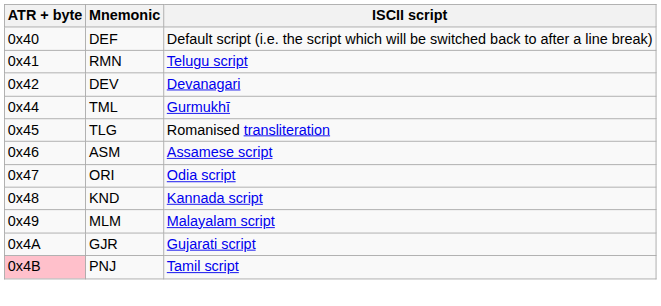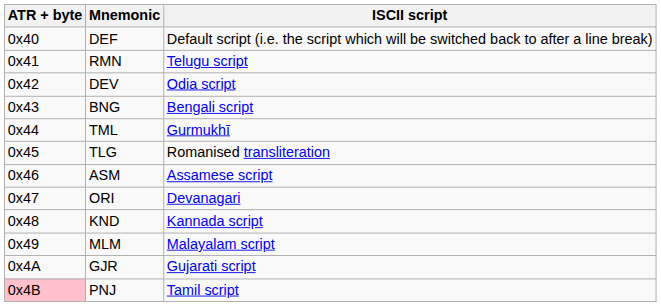(204, 84) Devanagari -> (201, 84) Odia script
+ row: (105, 107)
(201, 175) Odia script -> (204, 198) Devanagari
